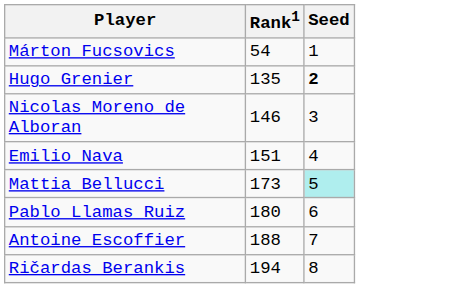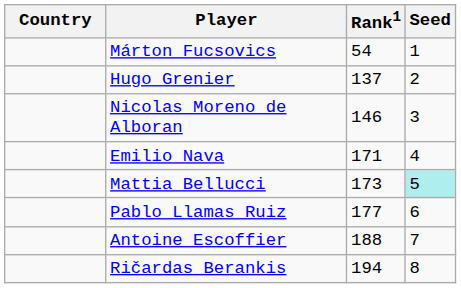+ column: (55, 21)
(265, 80) 135 -> (367, 80) 137
(313, 80) bold -> (415, 80) normal
(265, 156) 151 -> (367, 156) 171
(265, 212) 180 -> (367, 212) 177
